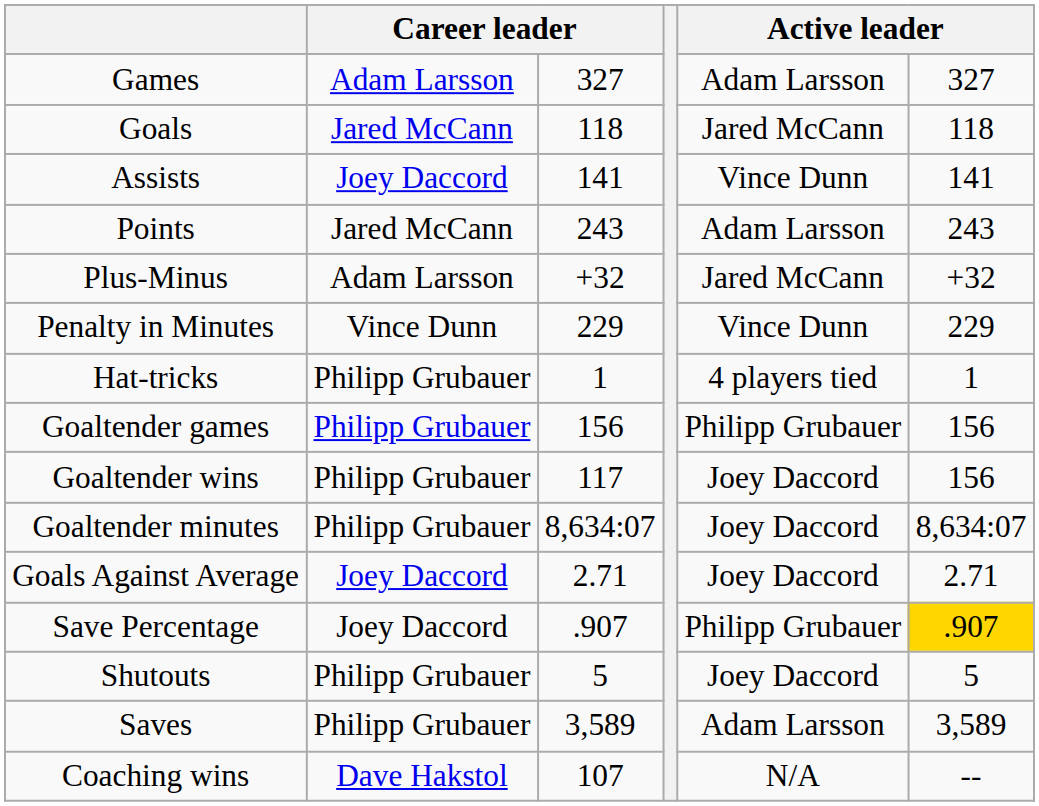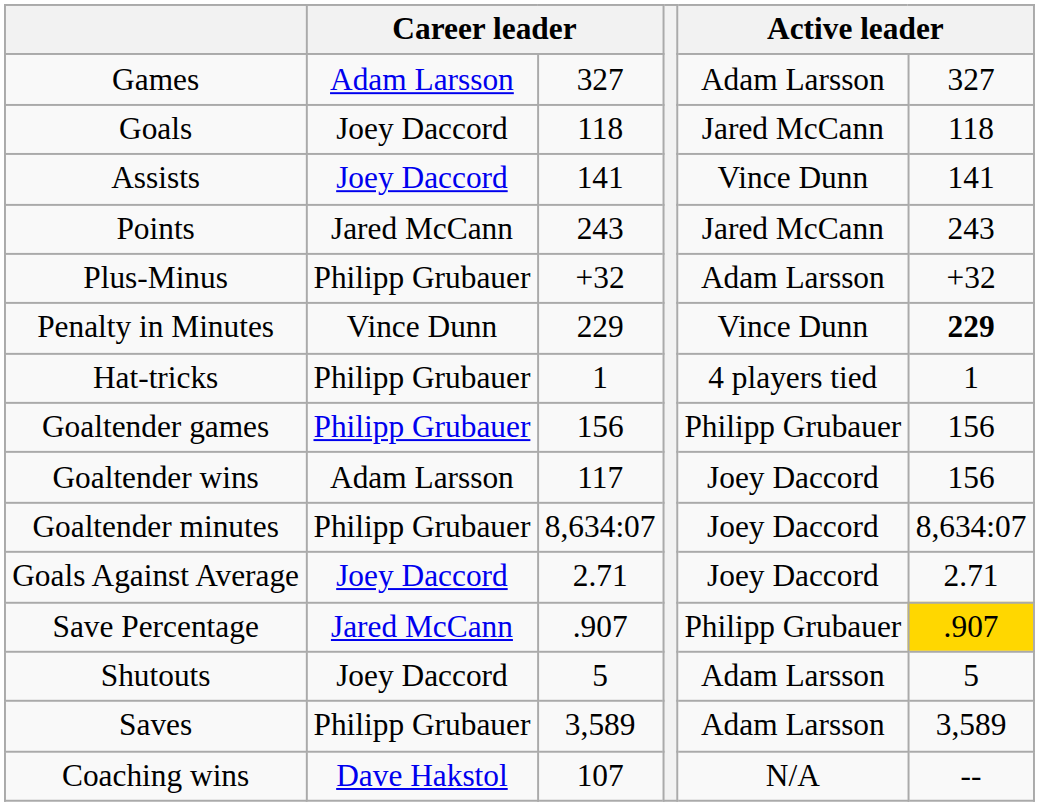(422, 128) Jared McCann -> (422, 128) Joey Daccord
(793, 228) Adam Larsson -> (793, 228) Jared McCann
(422, 278) Adam Larsson -> (422, 278) Philipp Grubauer
(793, 278) Jared McCann -> (793, 278) Adam Larsson
(971, 327) normal -> (971, 327) bold
(422, 476) Philipp Grubauer -> (422, 476) Adam Larsson
(422, 626) Joey Daccord -> (422, 626) Jared McCann
(422, 675) Philipp Grubauer -> (422, 675) Joey Daccord
(793, 675) Joey Daccord -> (793, 675) Adam Larsson
